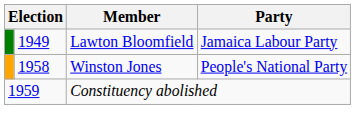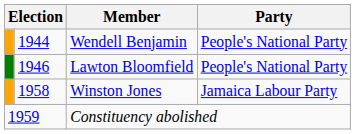+ row: (129, 41)
(34, 41) 1949 -> (34, 66) 1946
(269, 41) Jamaica Labour Party -> (274, 66) People's National Party
(274, 66) People's National Party -> (269, 91) Jamaica Labour Party
